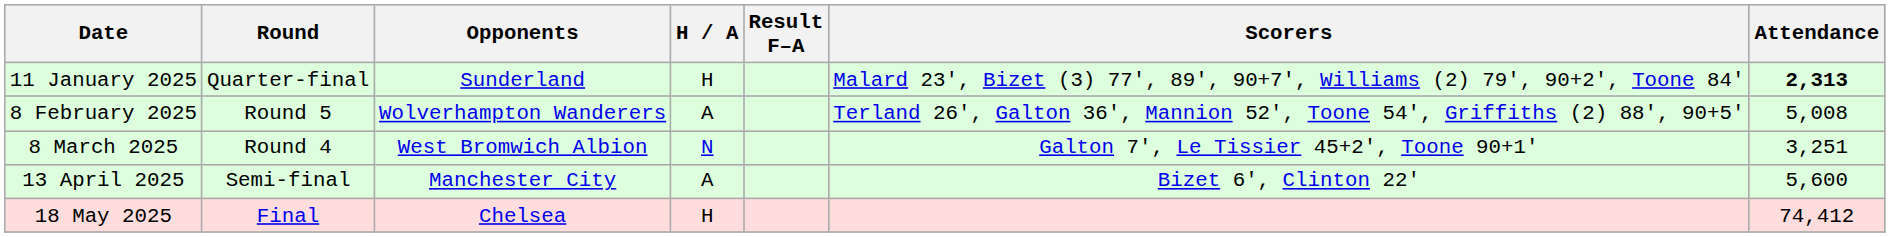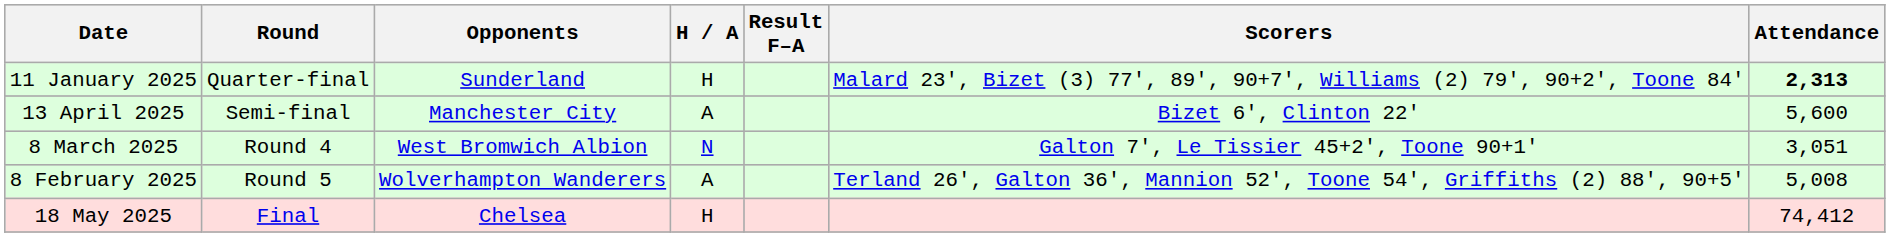rows swapped: (103, 114) <-> (103, 181)
(1817, 147) 3,251 -> (1817, 147) 3,051
